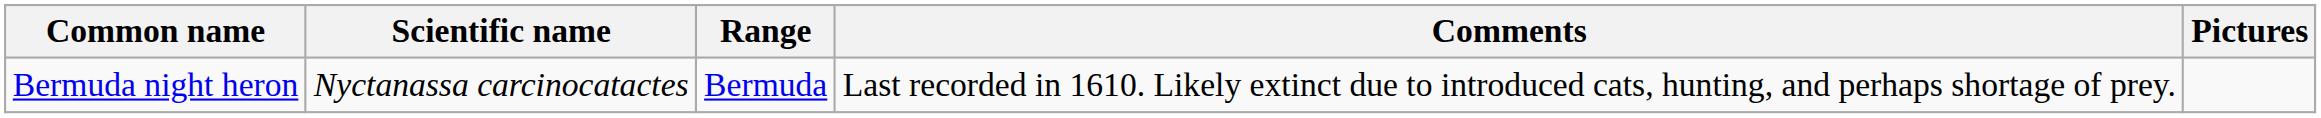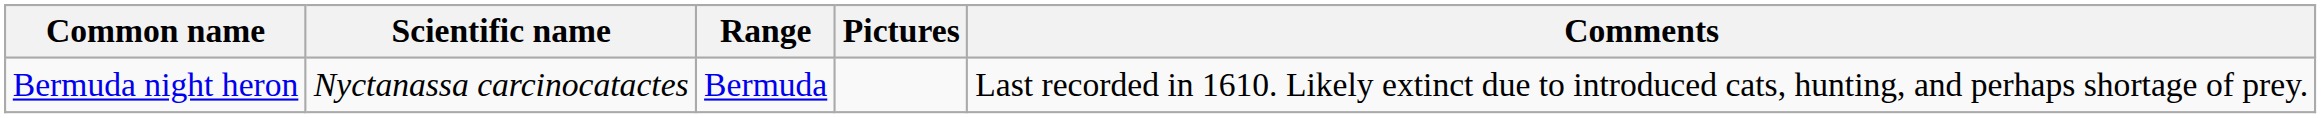columns swapped: (1509, 31) <-> (2250, 31)
